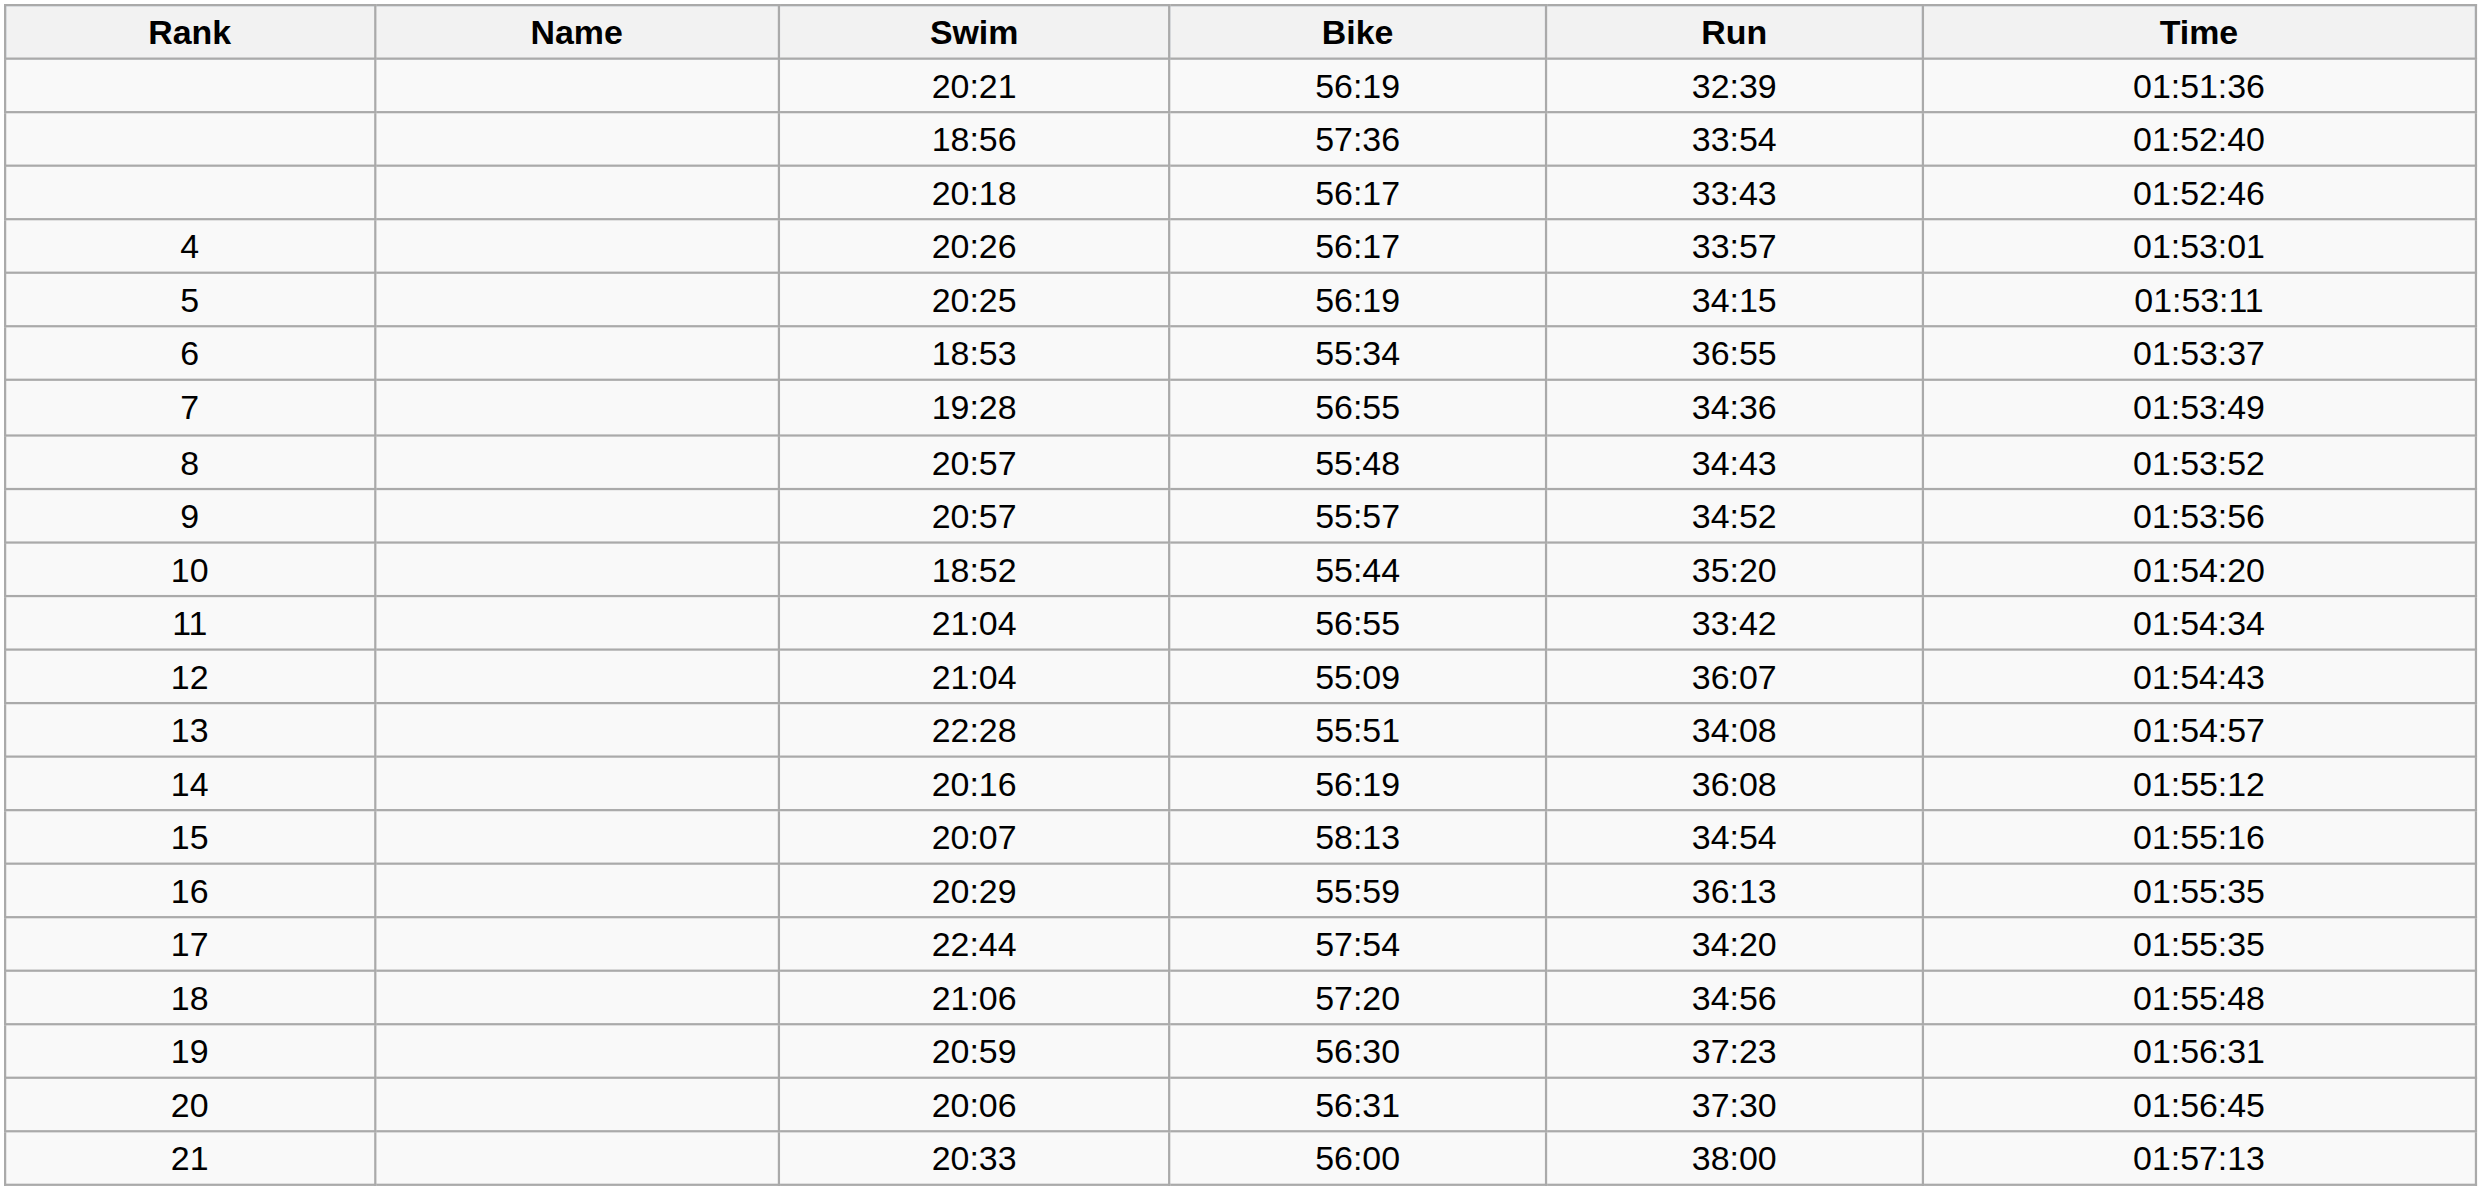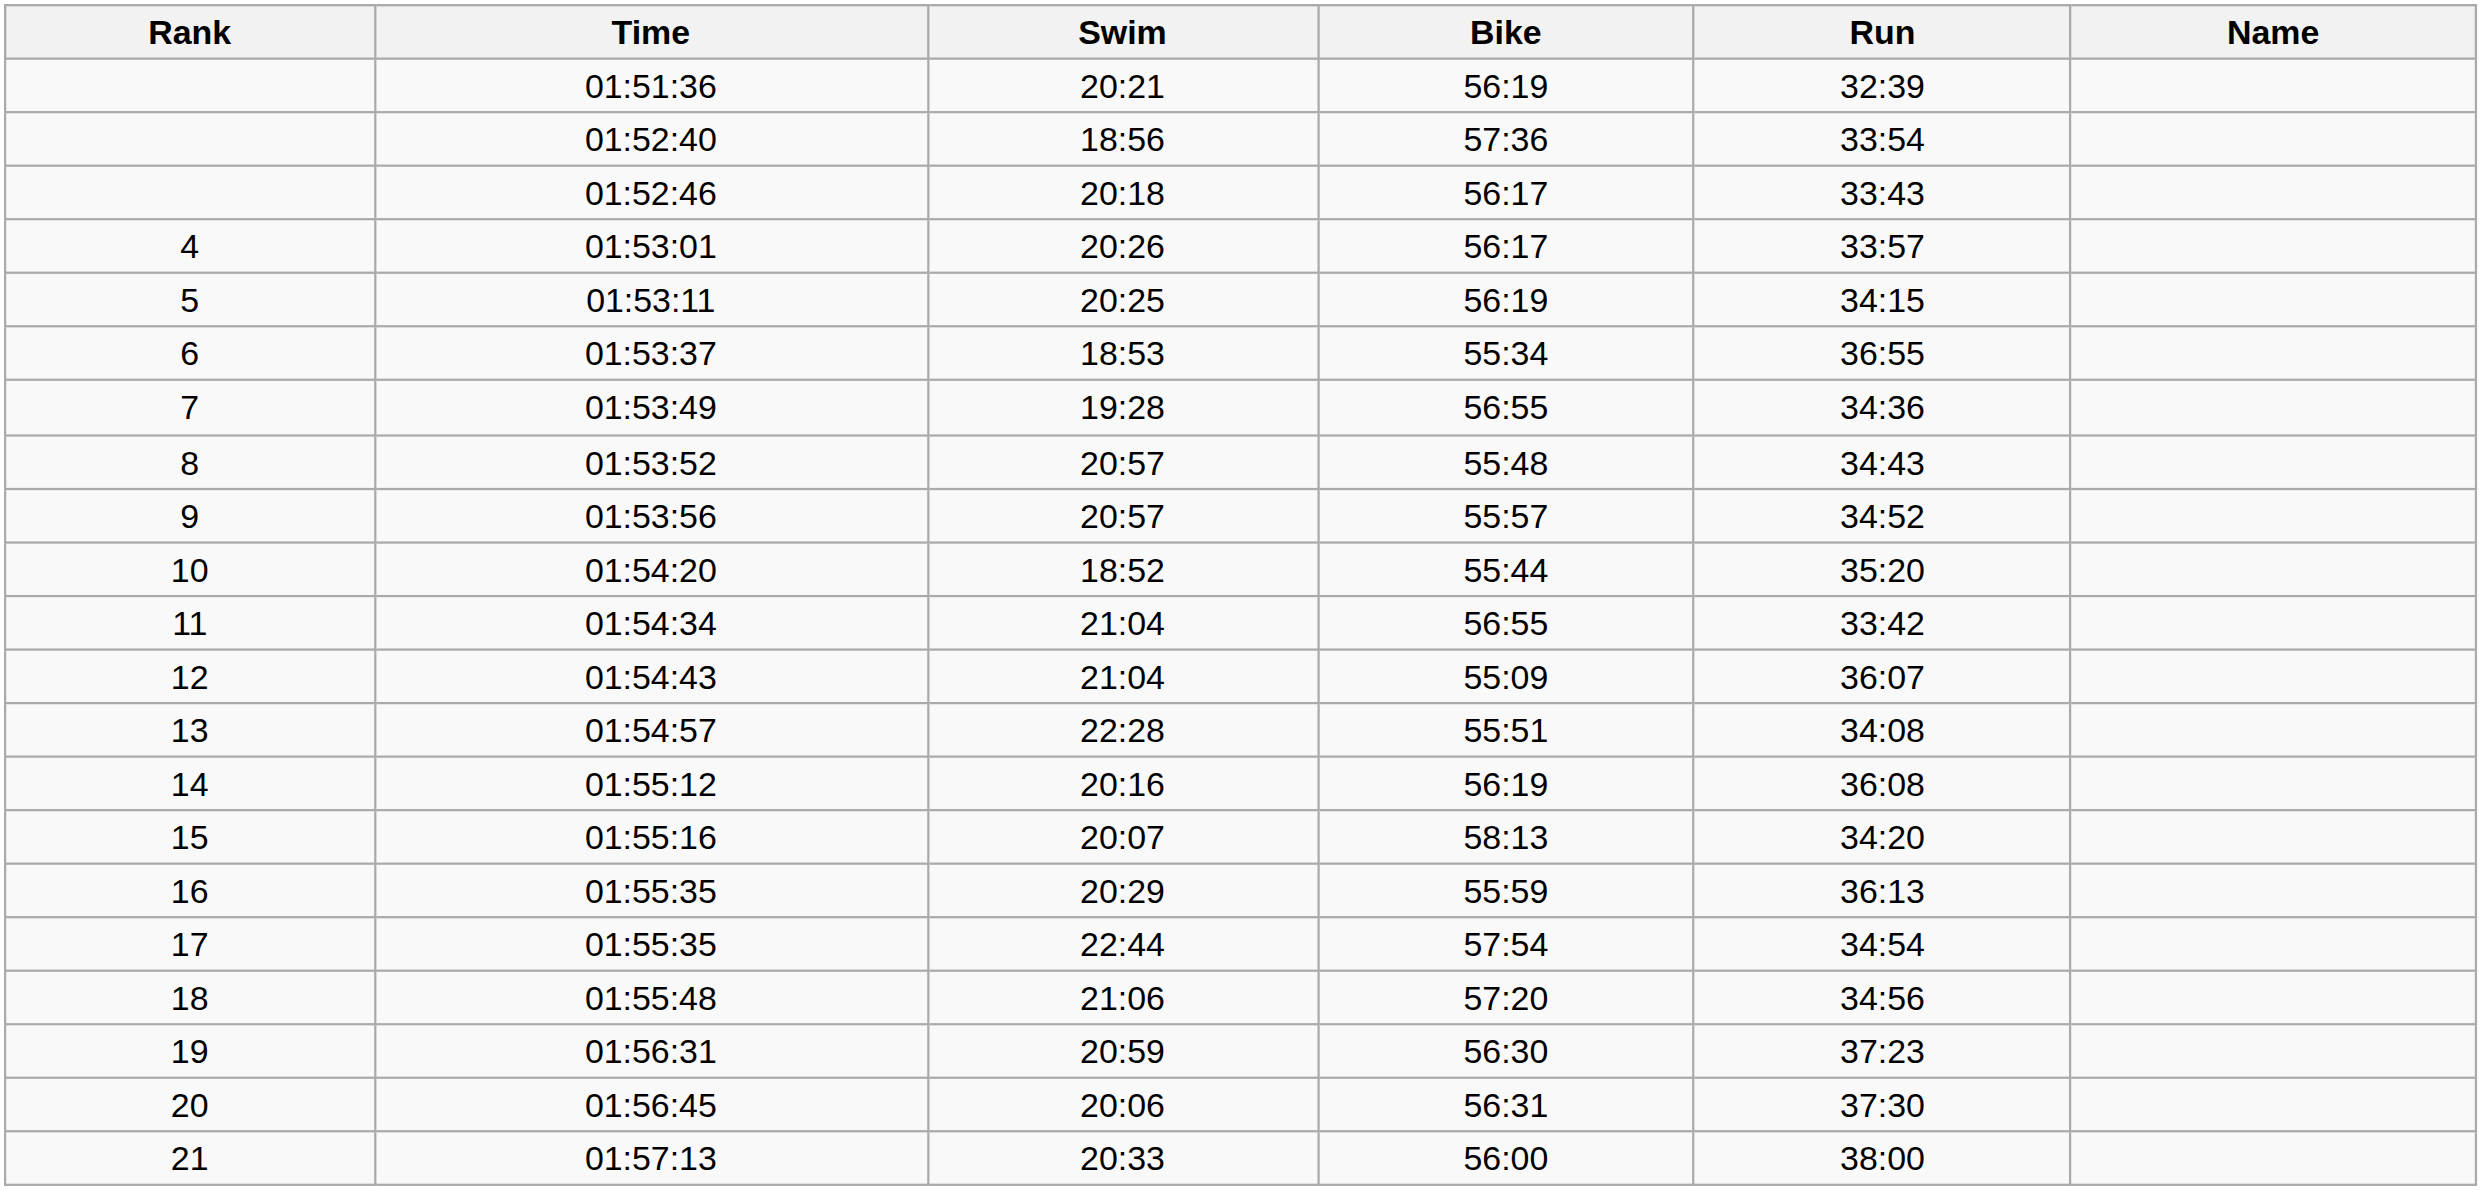columns swapped: (577, 32) <-> (2199, 32)
(1734, 837) 34:54 -> (1882, 837) 34:20
(1734, 944) 34:20 -> (1882, 944) 34:54
